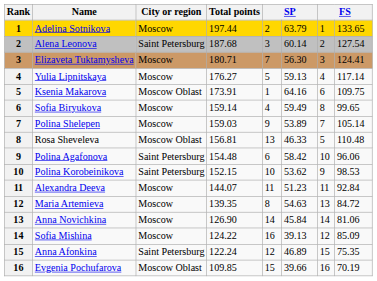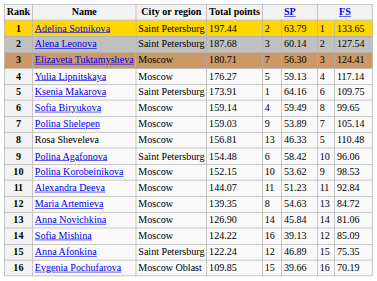(156, 28) Moscow -> (171, 28) Saint Petersburg
(170, 92) Moscow Oblast -> (171, 92) Saint Petersburg
(170, 140) Moscow Oblast -> (156, 140) Moscow
(171, 172) Saint Petersburg -> (156, 172) Moscow
